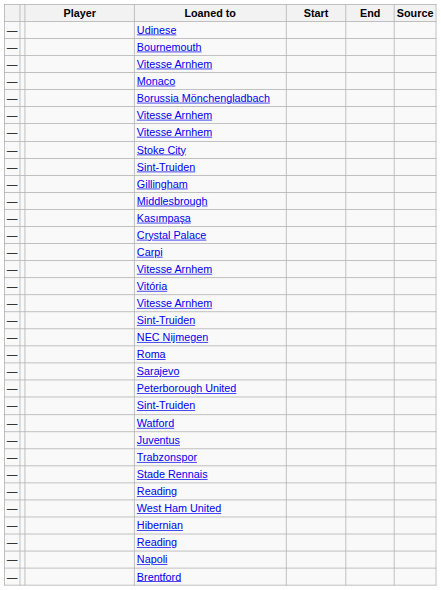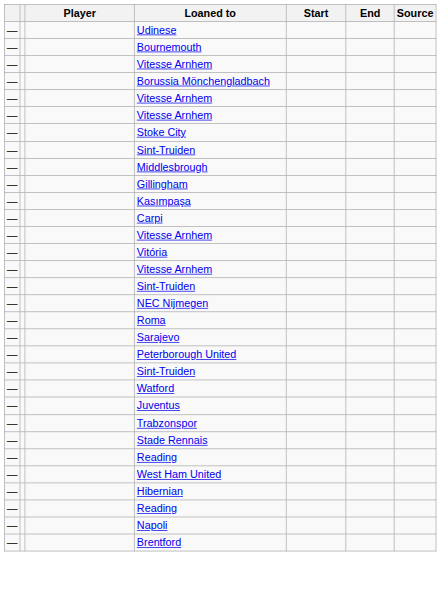- row: (12, 81)
rows swapped: (12, 201) <-> (12, 184)
- row: (12, 235)
